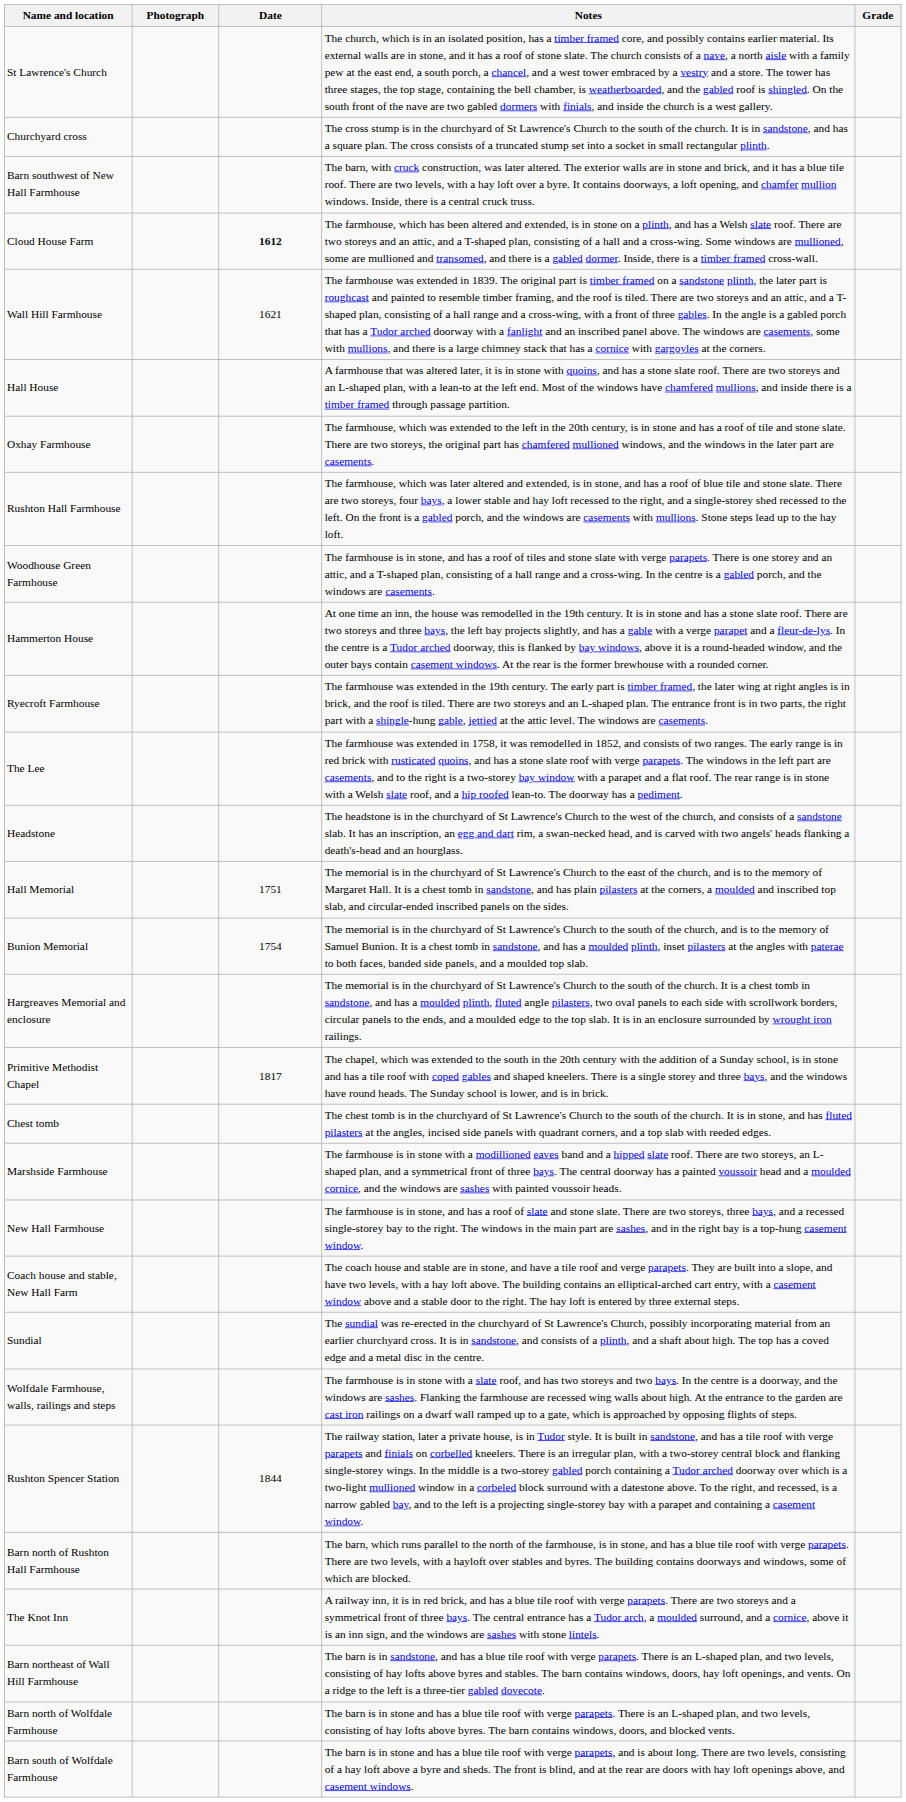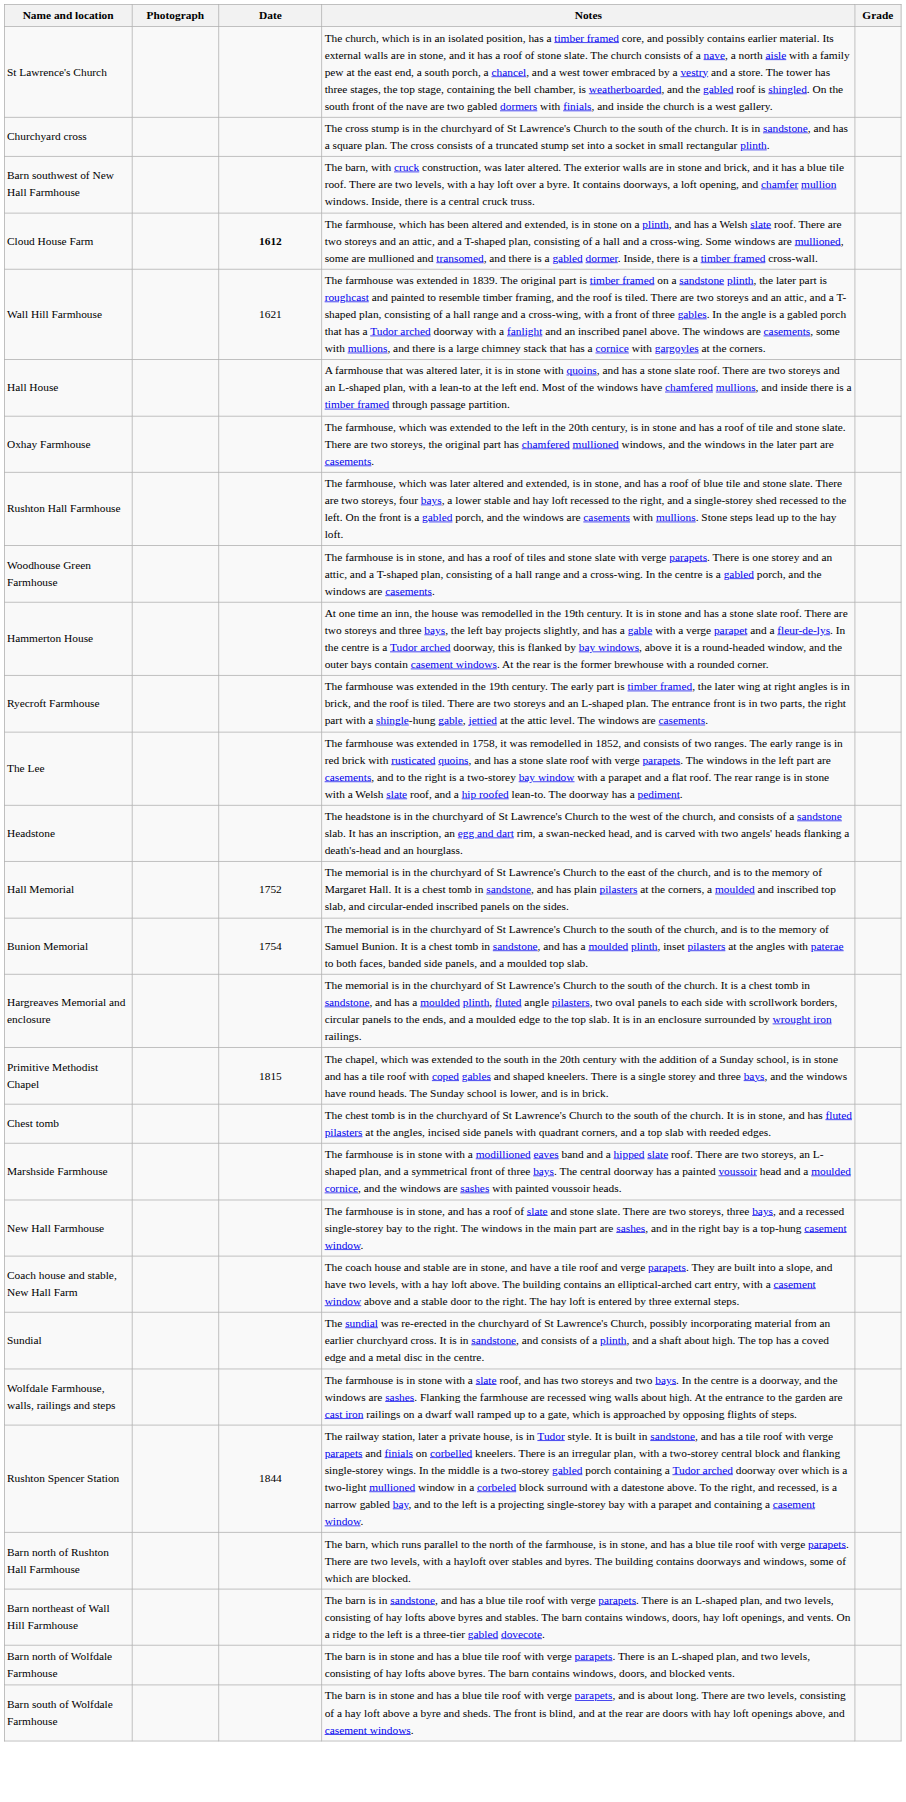(270, 889) 1751 -> (270, 889) 1752
(270, 1075) 1817 -> (270, 1075) 1815
- row: (38, 1617)
